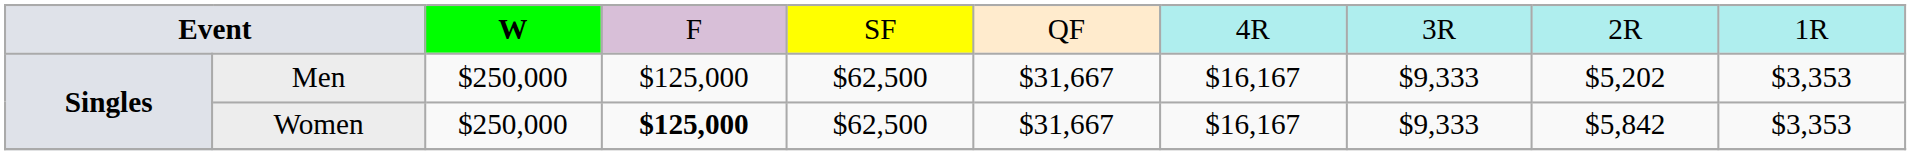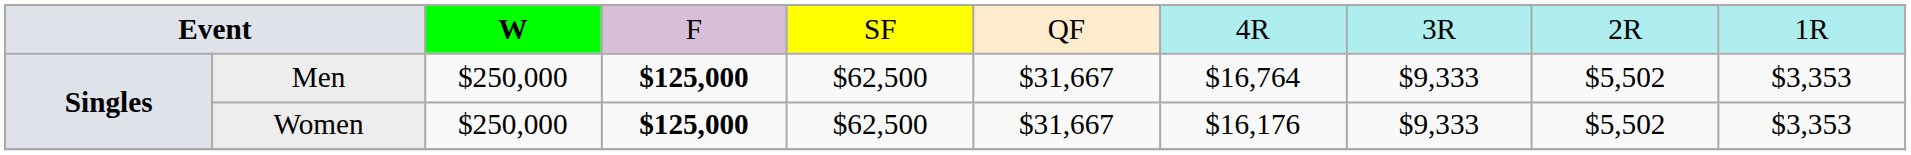(694, 77) normal -> (694, 77) bold
(1253, 77) $16,167 -> (1253, 77) $16,764
(1625, 77) $5,202 -> (1625, 77) $5,502
(1253, 125) $16,167 -> (1253, 125) $16,176
(1625, 125) $5,842 -> (1625, 125) $5,502
